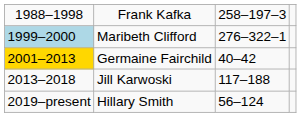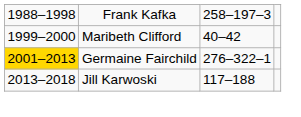(42, 36) lightblue background -> (42, 36) no background
(252, 36) 276–322–1 -> (222, 36) 40–42
(237, 58) 40–42 -> (237, 58) 276–322–1
- row: (135, 101)
